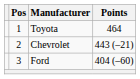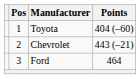(114, 29) 464 -> (114, 29) 404 (–60)
(114, 61) 404 (–60) -> (114, 61) 464
